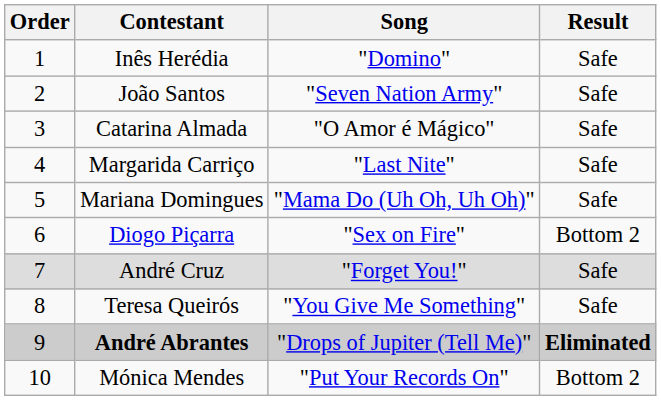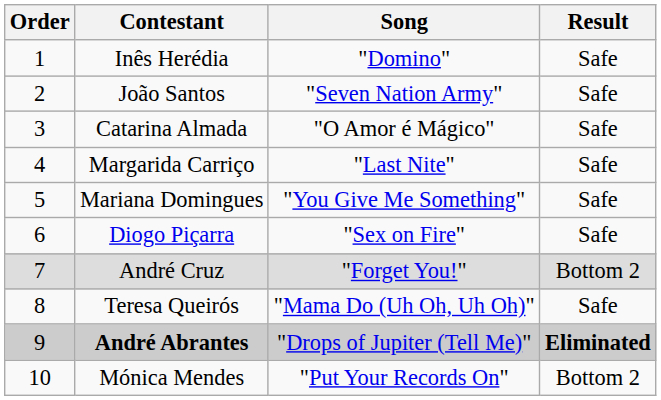(404, 199) "Mama Do (Uh Oh, Uh Oh)" -> (404, 199) "You Give Me Something"
(598, 235) Bottom 2 -> (598, 235) Safe
(598, 270) Safe -> (598, 270) Bottom 2
(404, 306) "You Give Me Something" -> (404, 306) "Mama Do (Uh Oh, Uh Oh)"
